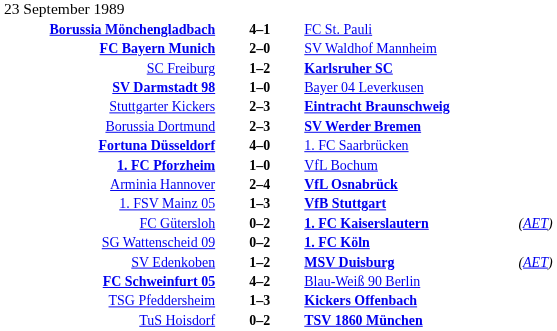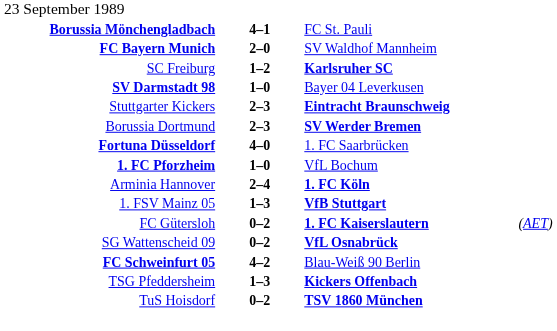(351, 184) VfL Osnabrück -> (337, 184) 1. FC Köln
(337, 242) 1. FC Köln -> (351, 242) VfL Osnabrück
- row: (173, 262)
